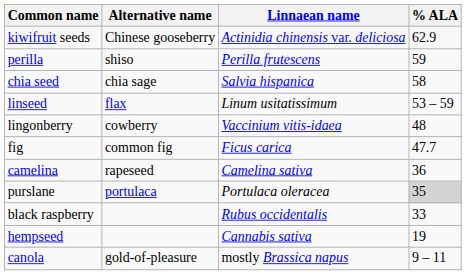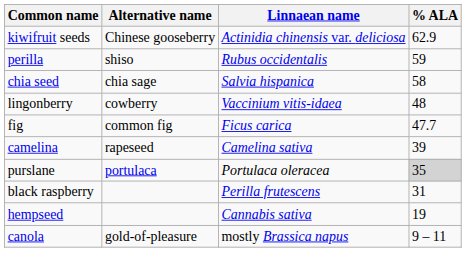(271, 59) Perilla frutescens -> (274, 59) Rubus occidentalis
- row: (27, 103)
(419, 170) 36 -> (419, 147) 39
(274, 214) Rubus occidentalis -> (271, 192) Perilla frutescens
(419, 214) 33 -> (419, 192) 31
